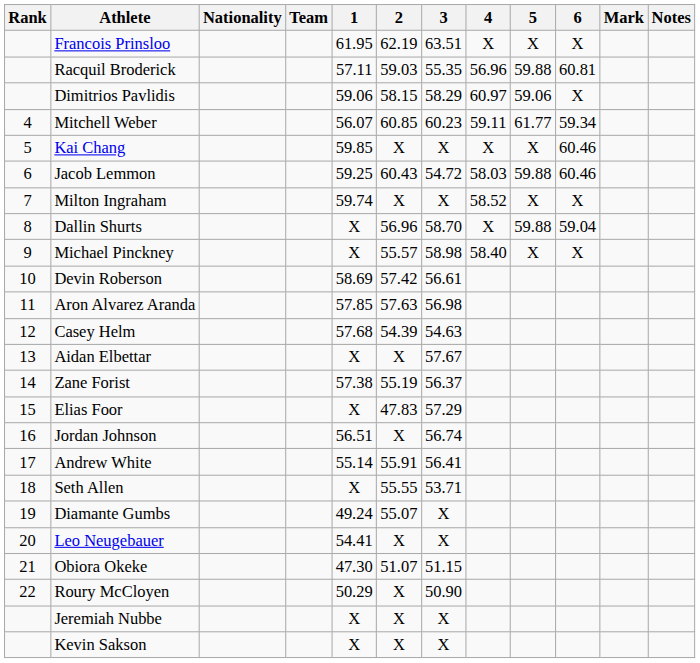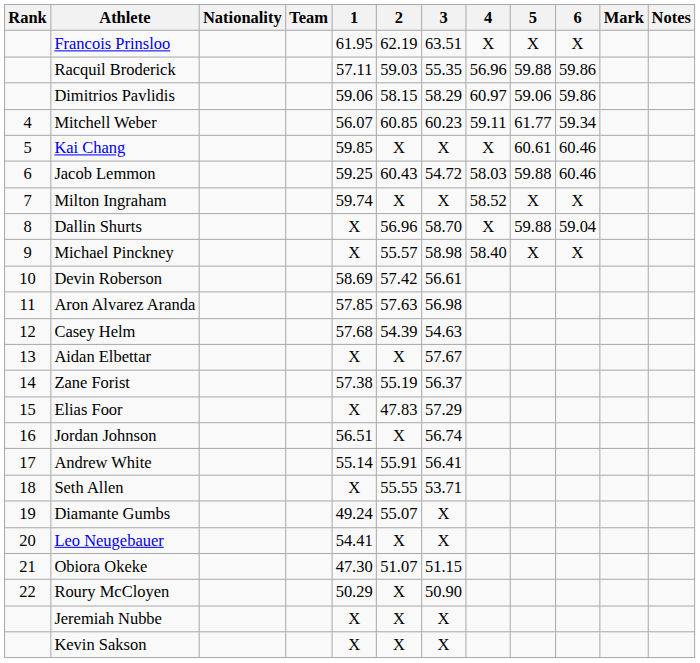(578, 69) 60.81 -> (578, 69) 59.86
(578, 95) X -> (578, 95) 59.86
(533, 148) X -> (533, 148) 60.61
